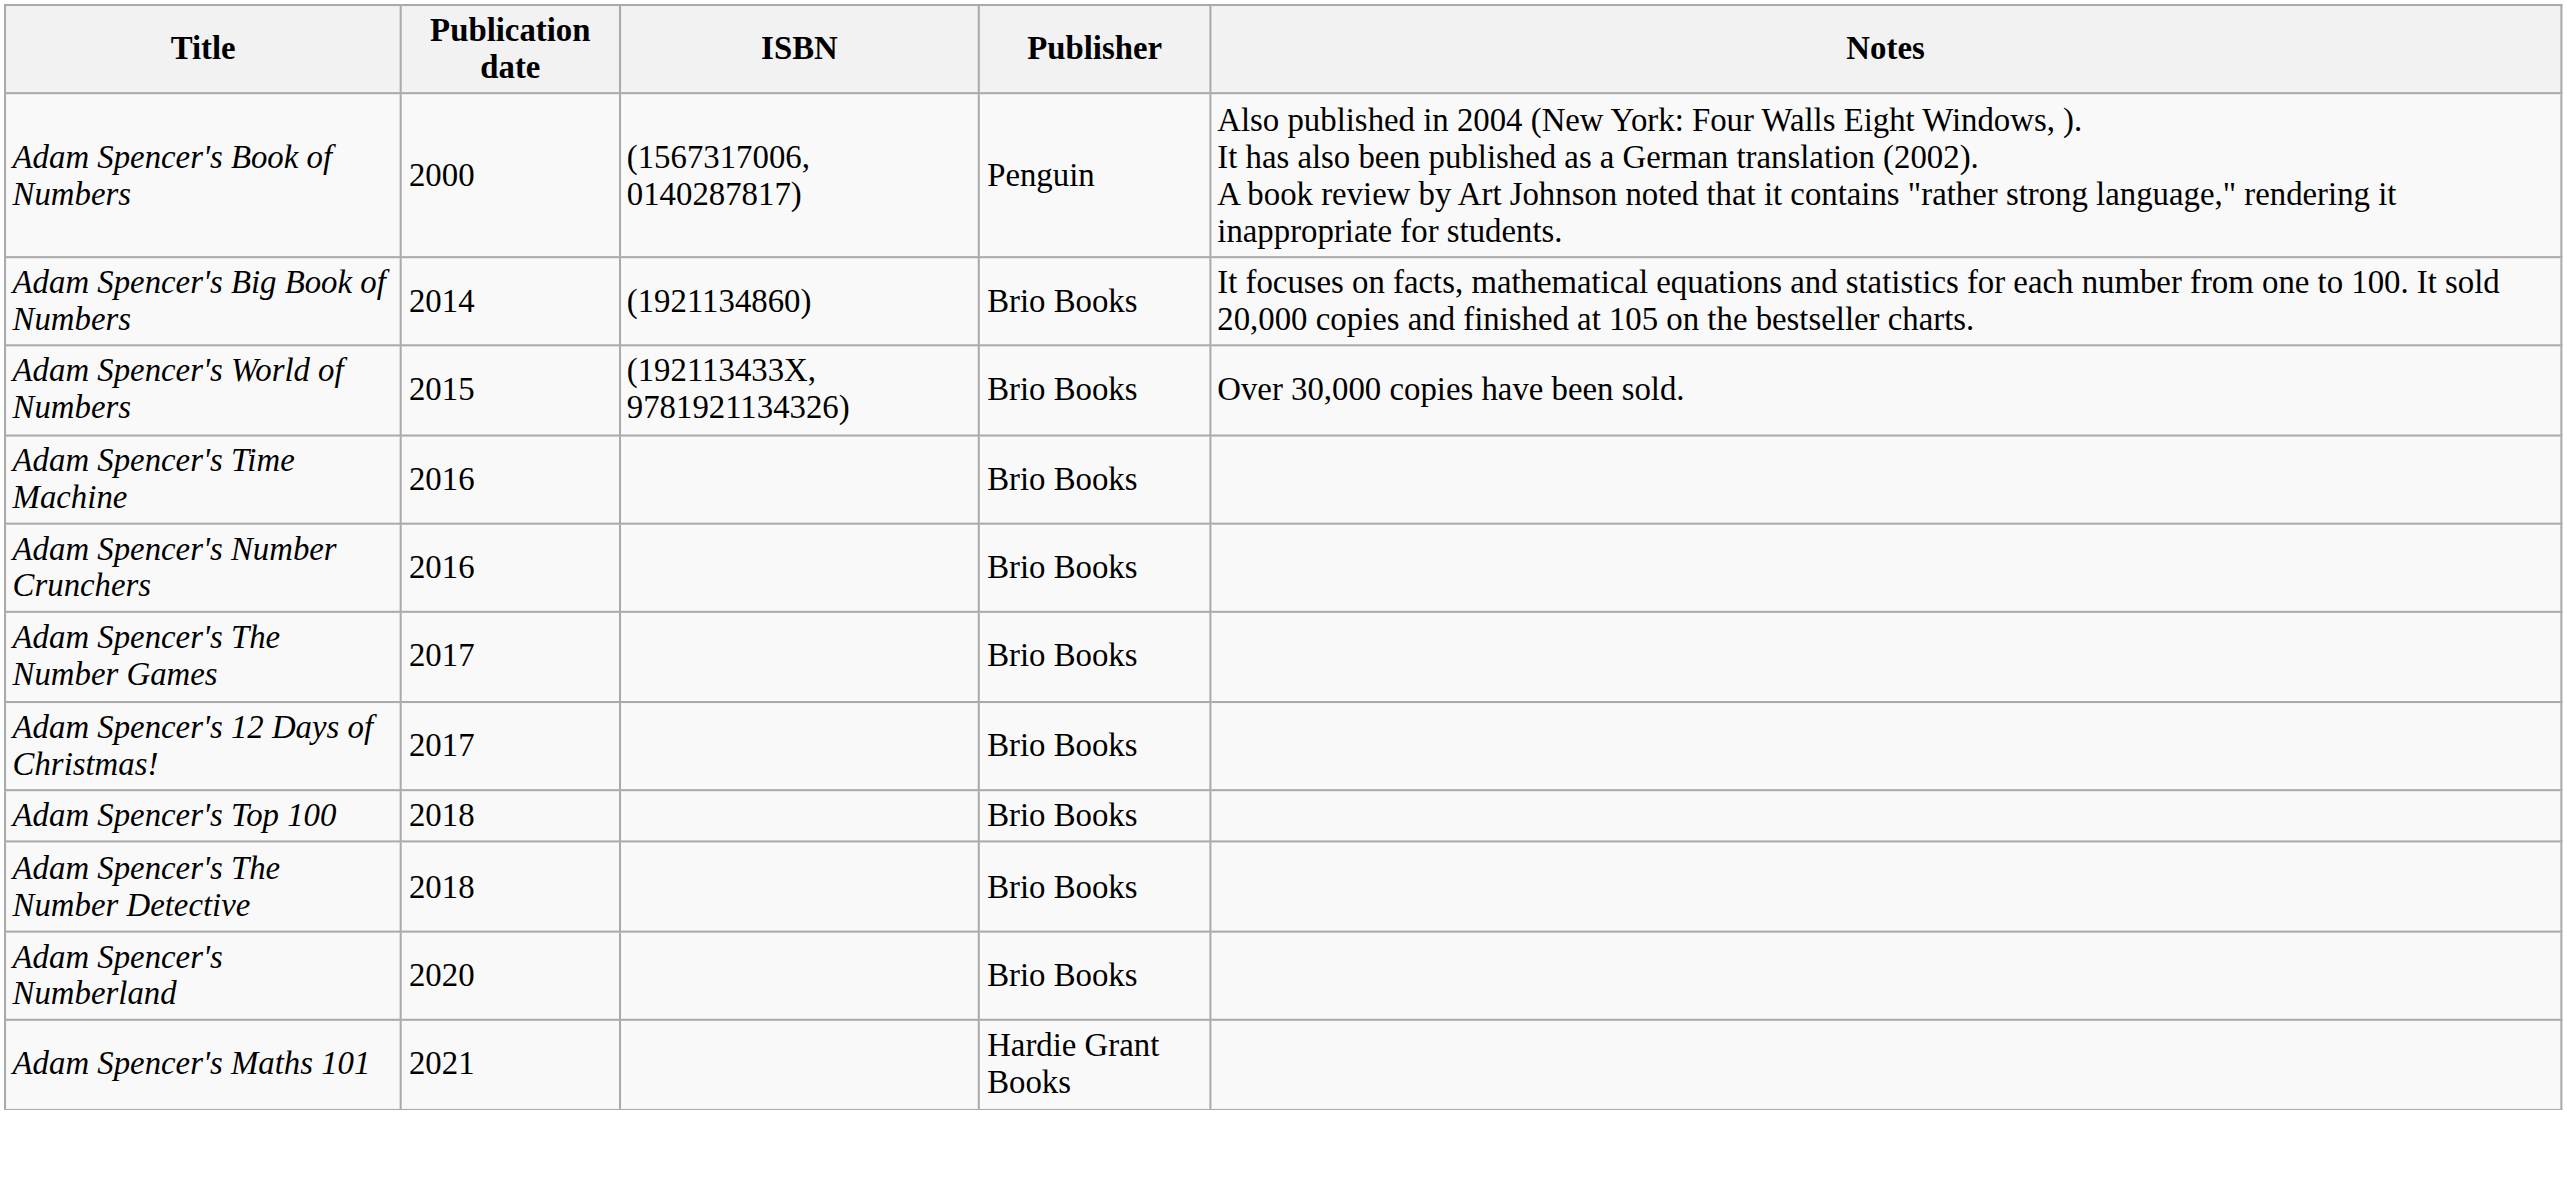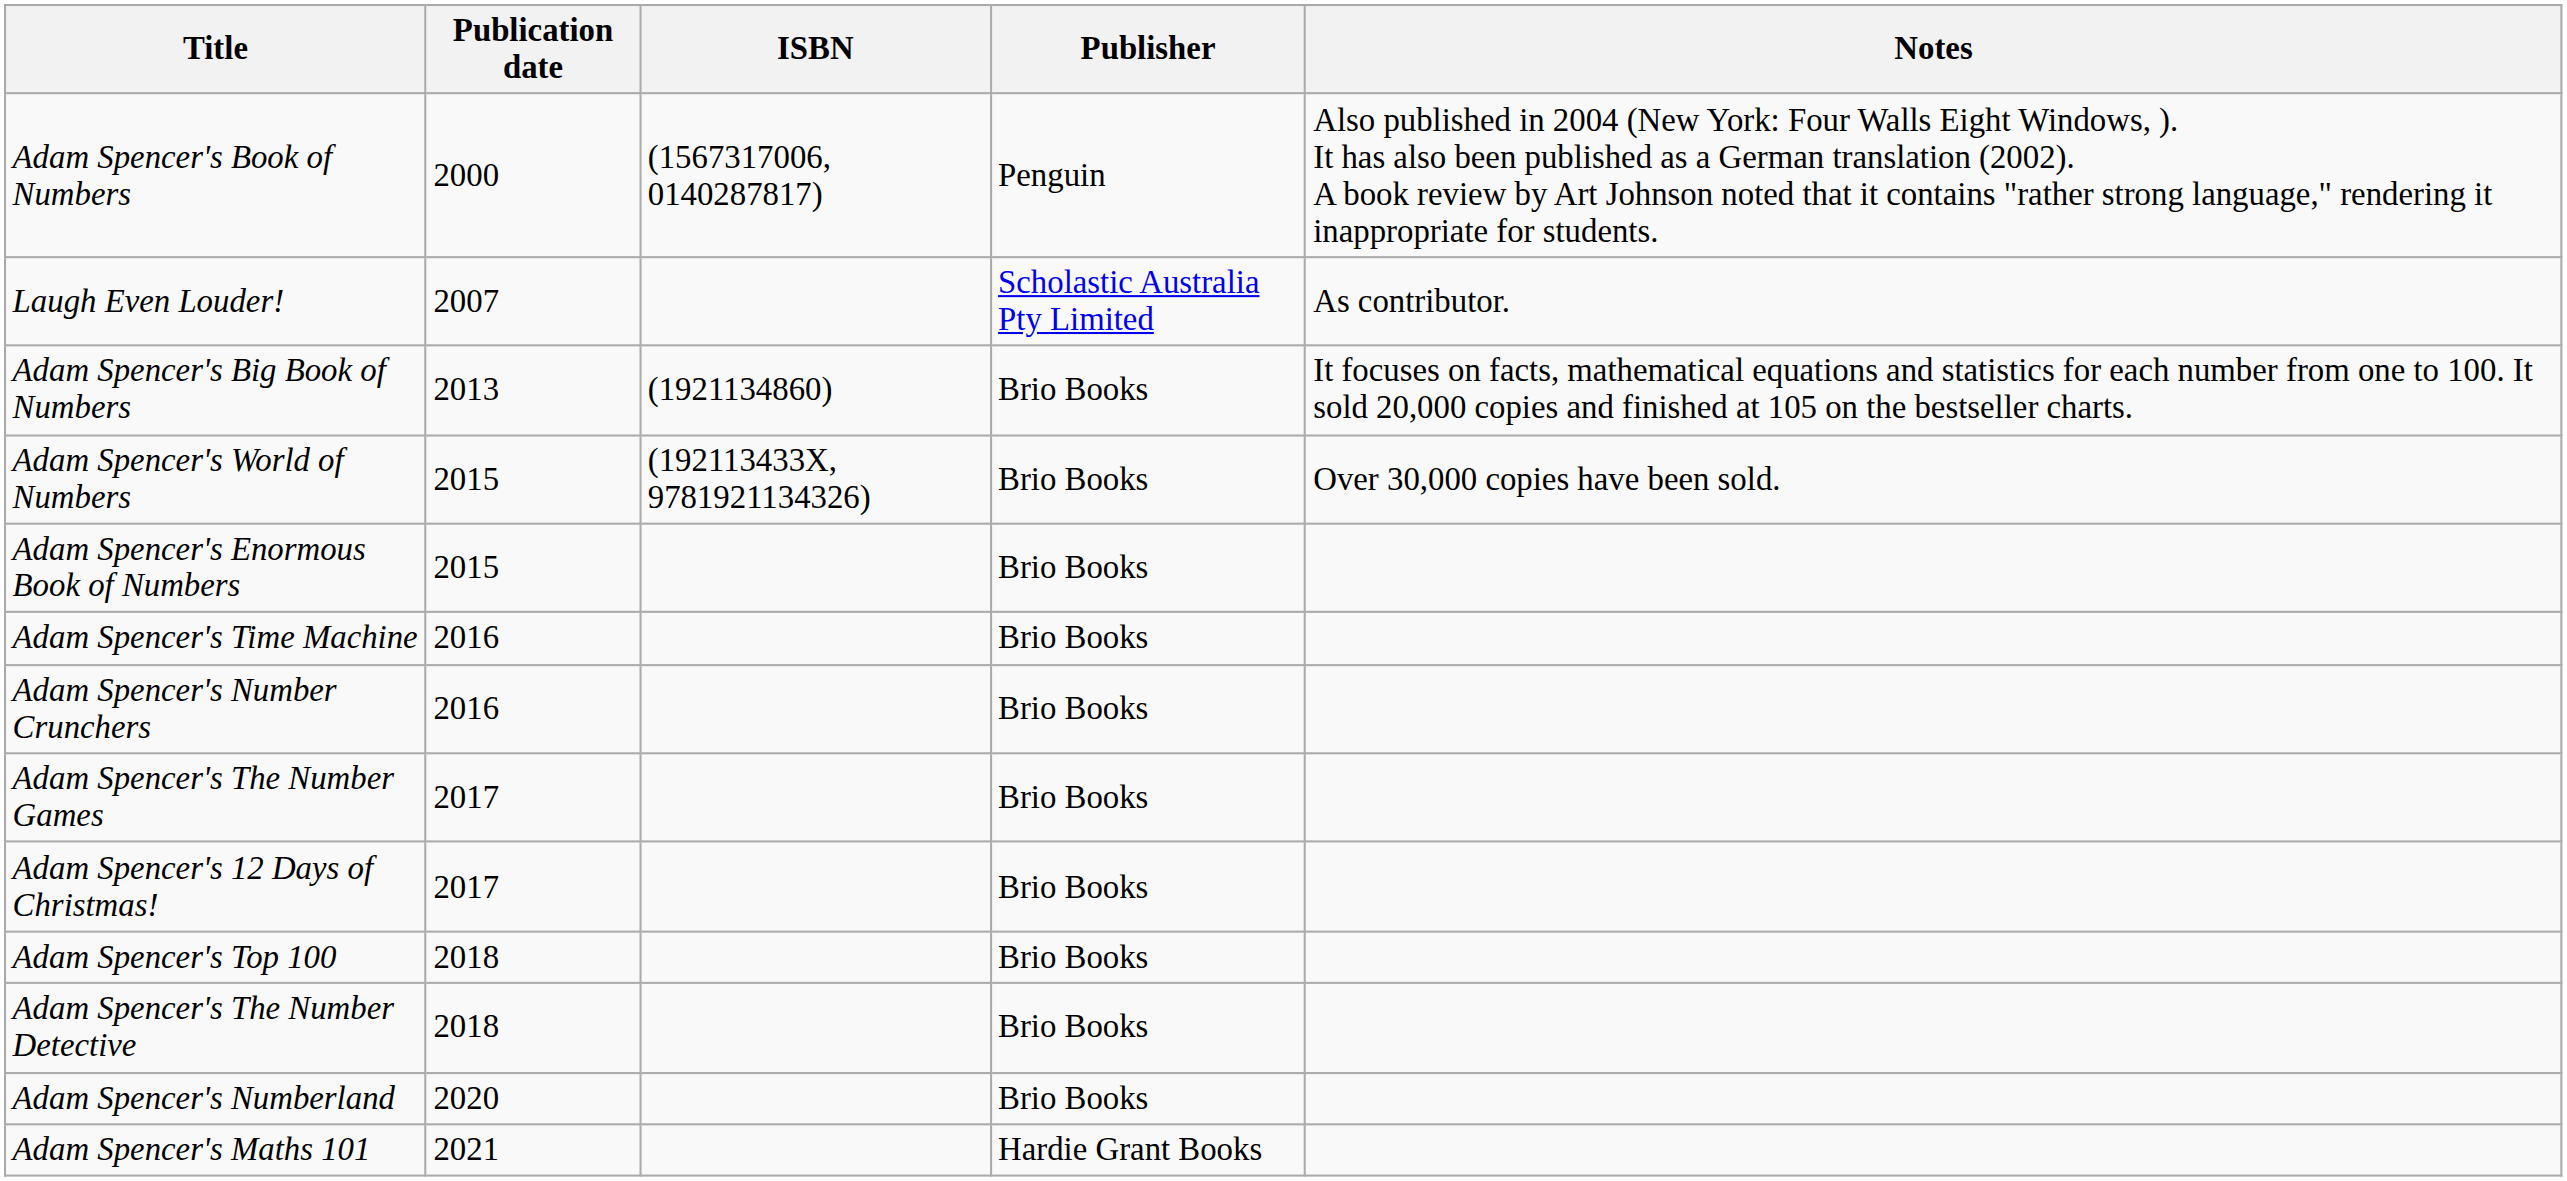+ row: (148, 300)
(442, 300) 2014 -> (466, 389) 2013
+ row: (189, 567)
